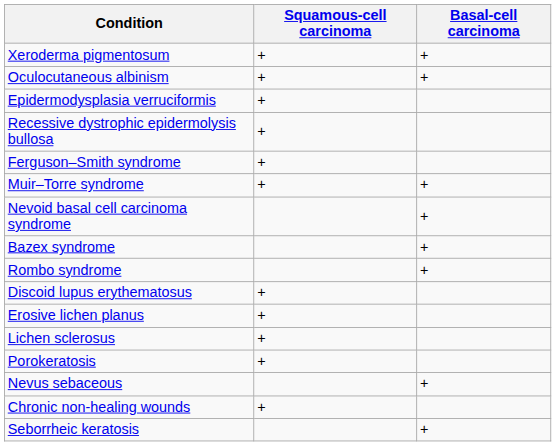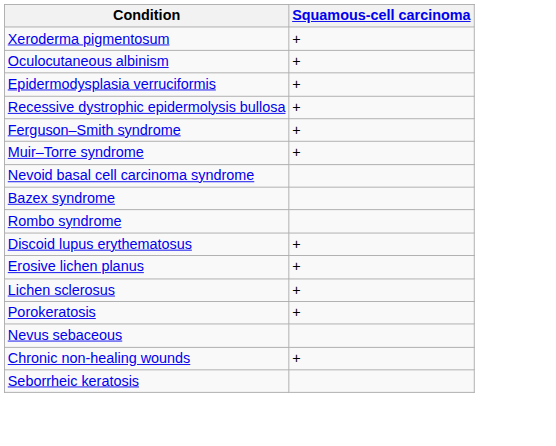- column: (484, 24)
